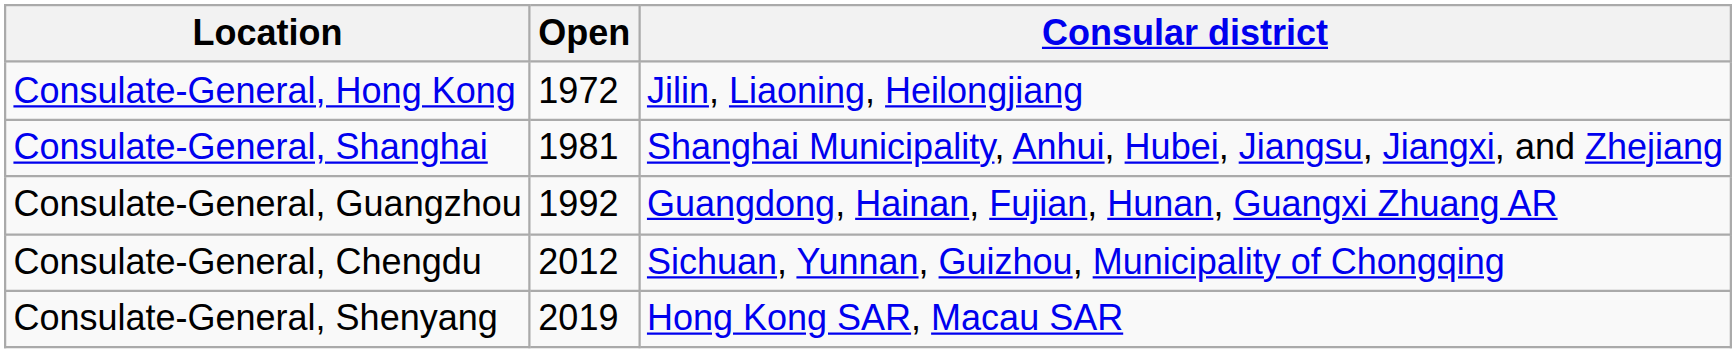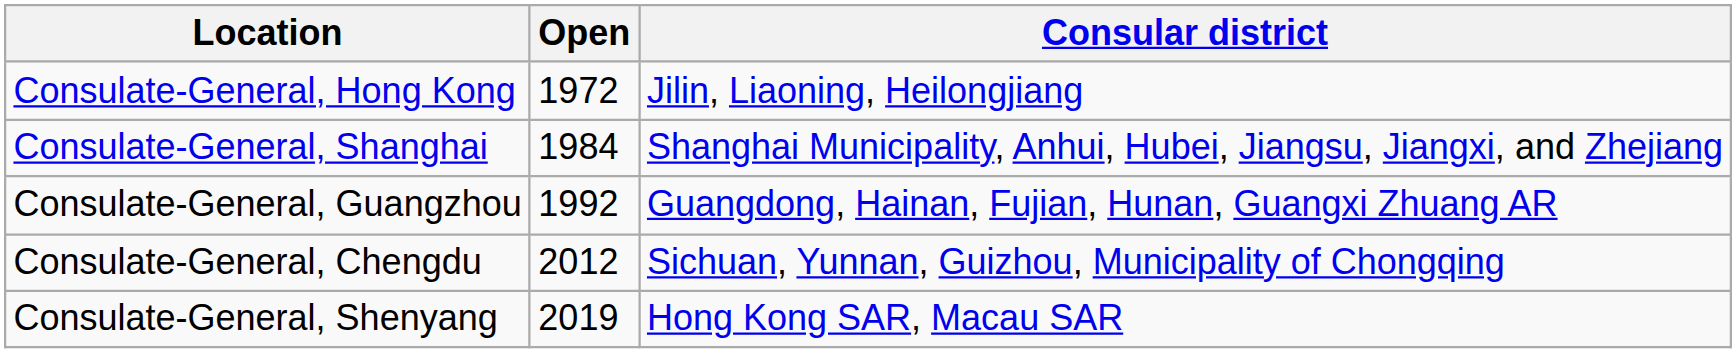(578, 147) 1981 -> (578, 147) 1984
